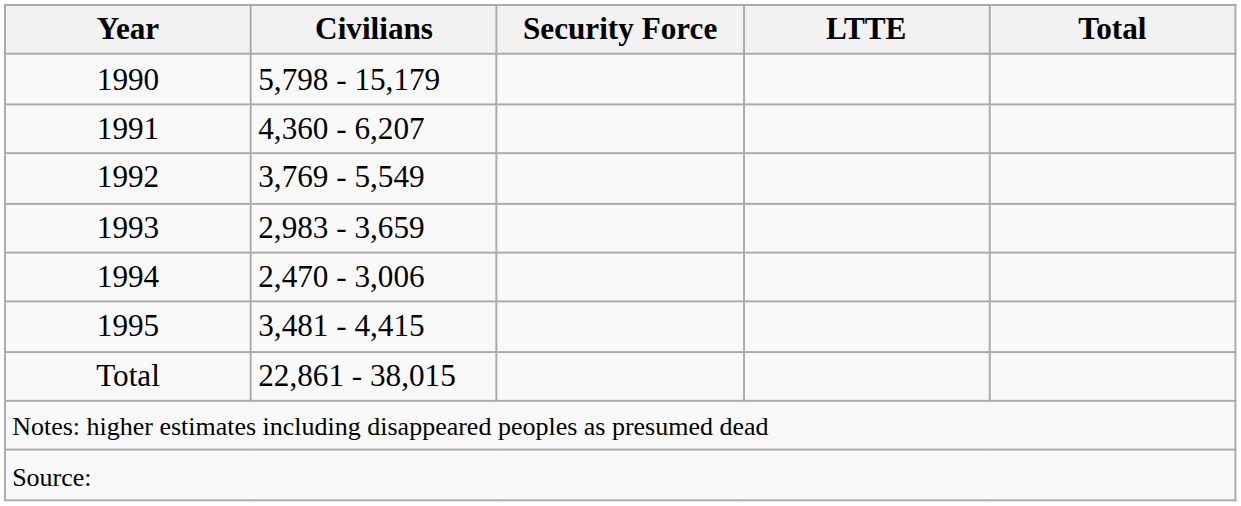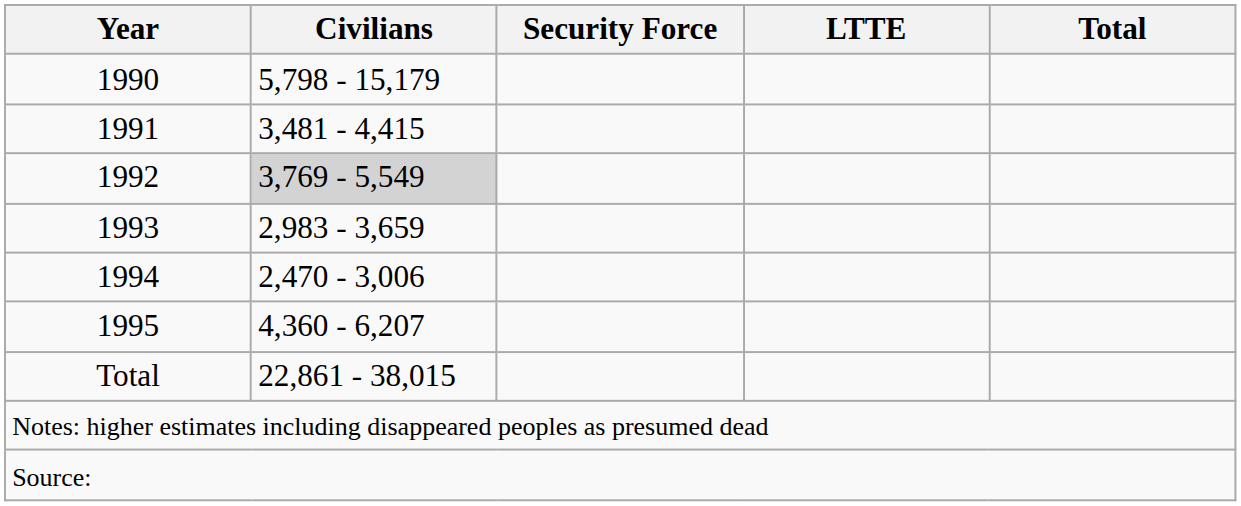(341, 128) 4,360 - 6,207 -> (341, 128) 3,481 - 4,415
(341, 177) no background -> (341, 177) lightgrey background
(341, 326) 3,481 - 4,415 -> (341, 326) 4,360 - 6,207
